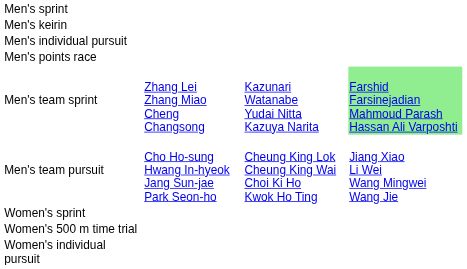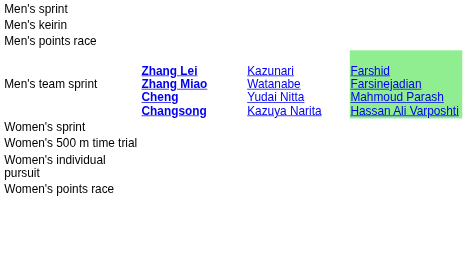- row: (66, 41)
(175, 107) normal -> (174, 91) bold
- row: (54, 170)
+ row: (59, 189)
